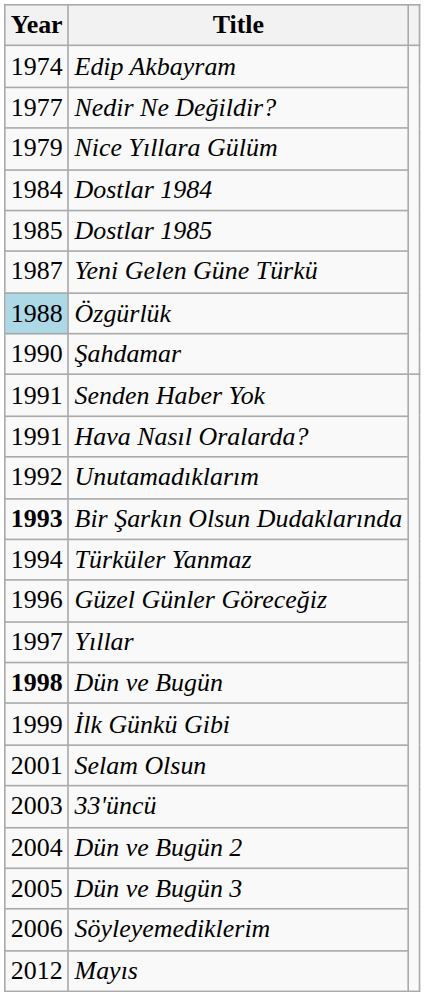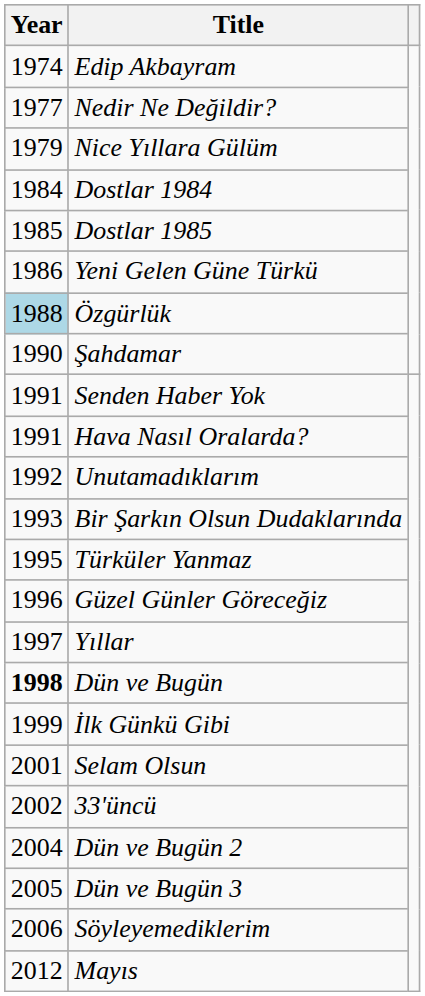(37, 271) 1987 -> (37, 271) 1986
(37, 518) bold -> (37, 518) normal
(37, 559) 1994 -> (37, 559) 1995
(37, 806) 2003 -> (37, 806) 2002
